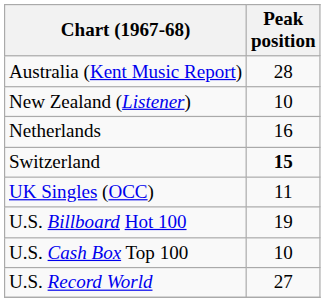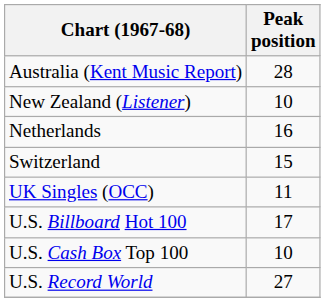(283, 161) bold -> (283, 161) normal
(283, 222) 19 -> (283, 222) 17
